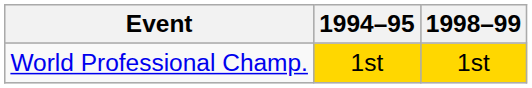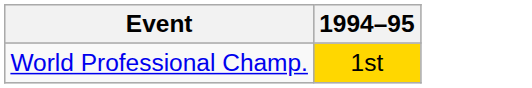- column: (473, 23)
